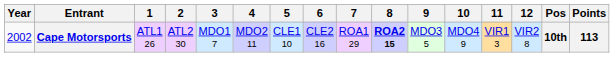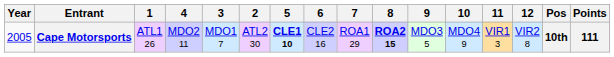columns swapped: (181, 14) <-> (252, 14)
(19, 37) 2002 -> (19, 37) 2005
(287, 37) normal -> (287, 37) bold
(589, 37) 113 -> (590, 37) 111
